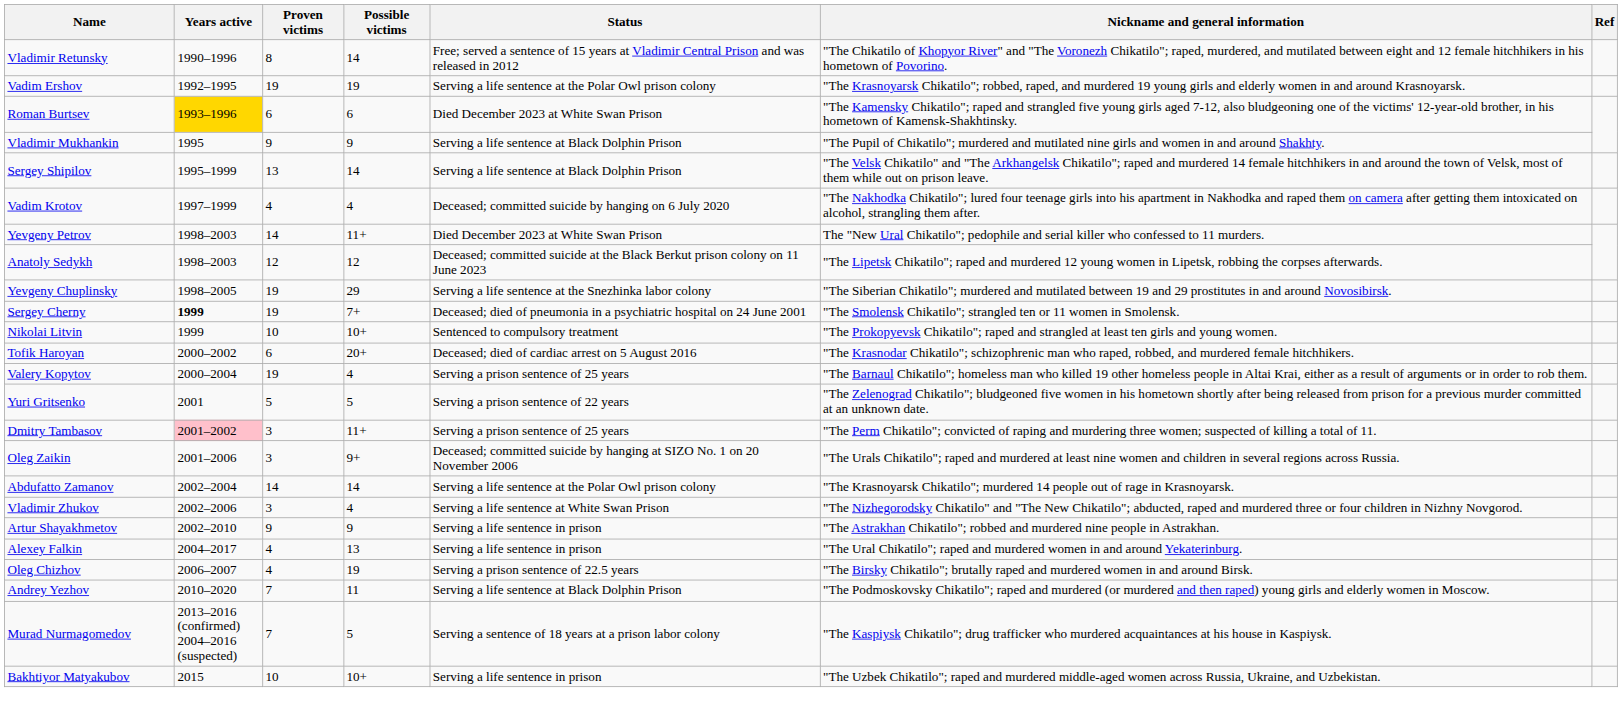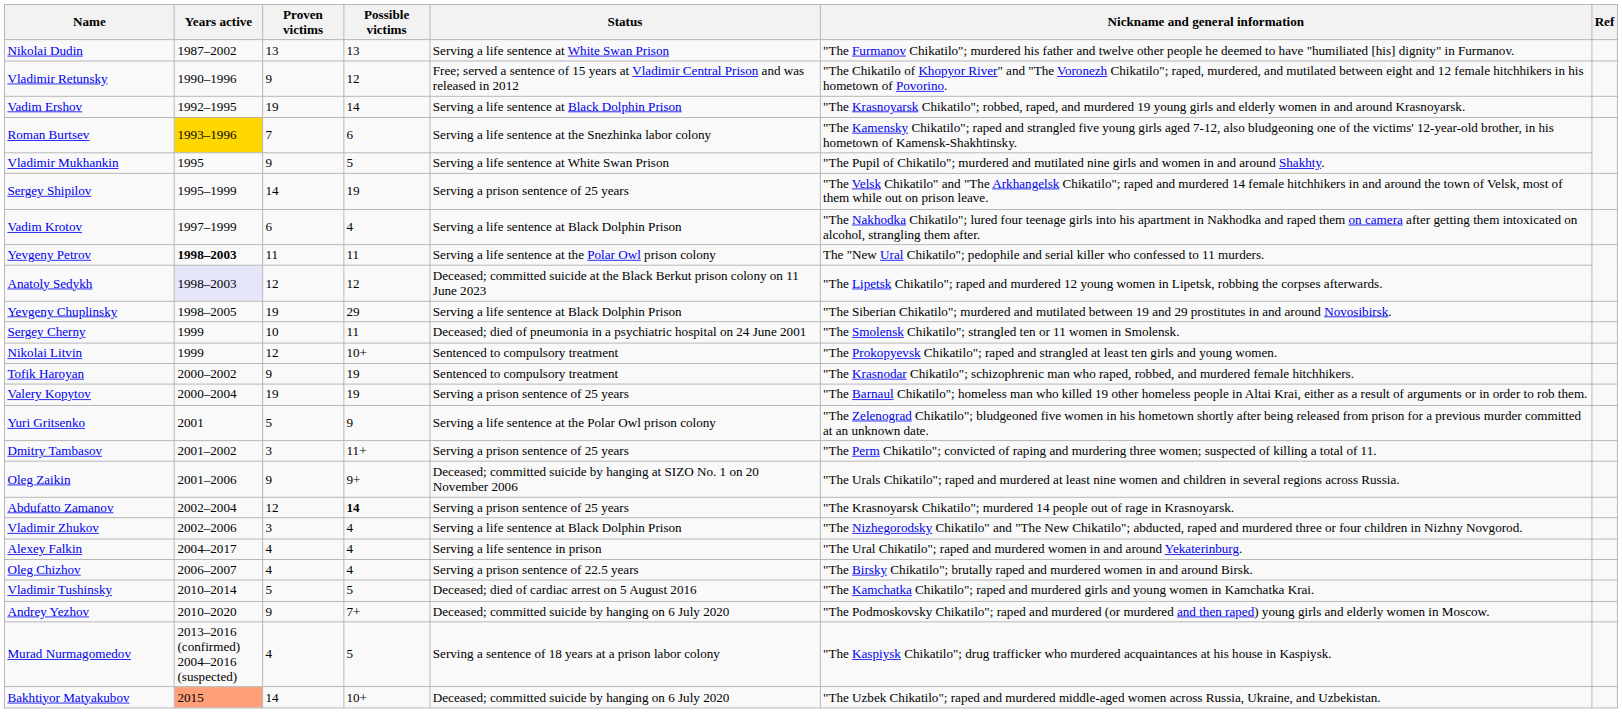+ row: (45, 50)
(269, 57) 8 -> (269, 78) 9
(353, 57) 14 -> (353, 78) 12
(353, 86) 19 -> (353, 106) 14
(574, 86) Serving a life sentence at the Polar Owl prison colony -> (557, 106) Serving a life sentence at Black Dolphin Prison
(269, 114) 6 -> (269, 135) 7
(547, 114) Died December 2023 at White Swan Prison -> (572, 135) Serving a life sentence at the Snezhinka labor colony
(350, 142) 9 -> (350, 163) 5
(557, 142) Serving a life sentence at Black Dolphin Prison -> (551, 163) Serving a life sentence at White Swan Prison
(272, 170) 13 -> (272, 191) 14
(353, 170) 14 -> (353, 191) 19
(557, 170) Serving a life sentence at Black Dolphin Prison -> (531, 191) Serving a prison sentence of 25 years
(269, 206) 4 -> (269, 226) 6
(581, 206) Deceased; committed suicide by hanging on 6 July 2020 -> (557, 226) Serving a life sentence at Black Dolphin Prison
(207, 234) normal -> (207, 255) bold
(272, 234) 14 -> (272, 255) 11
(357, 234) 11+ -> (353, 255) 11
(547, 234) Died December 2023 at White Swan Prison -> (574, 255) Serving a life sentence at the Polar Owl prison colony
(207, 262) no background -> (207, 283) lavender background
(572, 290) Serving a life sentence at the Snezhinka labor colony -> (557, 311) Serving a life sentence at Black Dolphin Prison
(191, 311) bold -> (191, 332) normal
(272, 311) 19 -> (272, 332) 10
(353, 311) 7+ -> (353, 332) 11
(272, 332) 10 -> (272, 353) 12
(269, 353) 6 -> (269, 373) 9
(357, 353) 20+ -> (353, 373) 19
(565, 353) Deceased; died of cardiac arrest on 5 August 2016 -> (526, 373) Sentenced to compulsory treatment
(350, 373) 4 -> (353, 394) 19
(350, 402) 5 -> (350, 422) 9
(531, 402) Serving a prison sentence of 22 years -> (574, 422) Serving a life sentence at the Polar Owl prison colony
(207, 430) pink background -> (207, 451) no background
(269, 458) 3 -> (269, 479) 9
(272, 486) 14 -> (272, 507) 12
(353, 486) normal -> (353, 507) bold
(574, 486) Serving a life sentence at the Polar Owl prison colony -> (531, 507) Serving a prison sentence of 25 years
(551, 507) Serving a life sentence at White Swan Prison -> (557, 528) Serving a life sentence at Black Dolphin Prison
- row: (62, 528)
(353, 549) 13 -> (350, 549) 4
(353, 569) 19 -> (350, 569) 4
+ row: (60, 590)
(269, 590) 7 -> (269, 611) 9
(353, 590) 11 -> (353, 611) 7+
(557, 590) Serving a life sentence at Black Dolphin Prison -> (581, 611) Deceased; committed suicide by hanging on 6 July 2020
(269, 633) 7 -> (269, 654) 4
(191, 676) no background -> (191, 697) lightsalmon background
(272, 676) 10 -> (272, 697) 14
(517, 676) Serving a life sentence in prison -> (581, 697) Deceased; committed suicide by hanging on 6 July 2020
